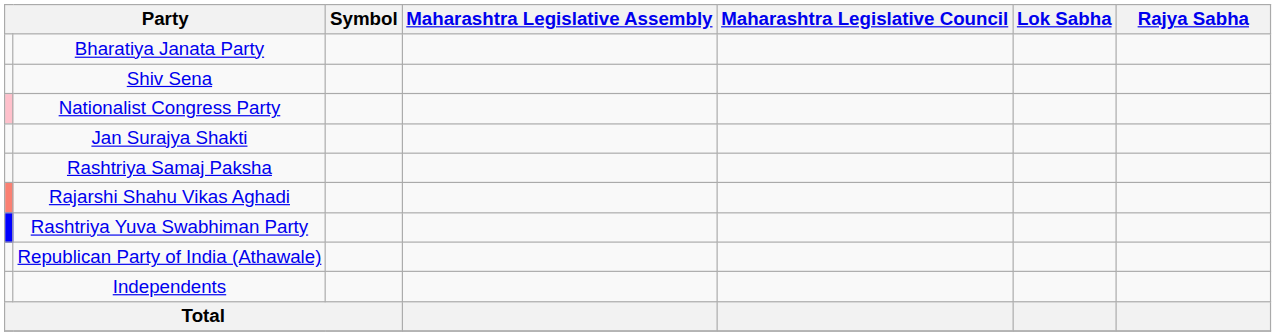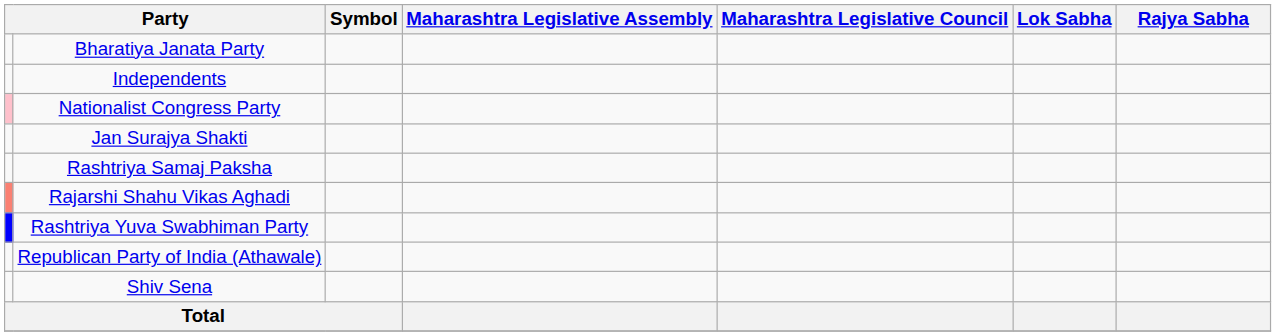rows swapped: (169, 78) <-> (169, 286)
